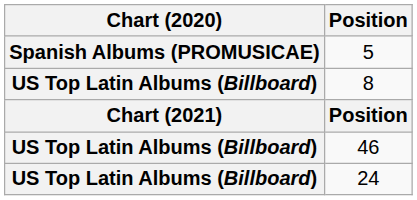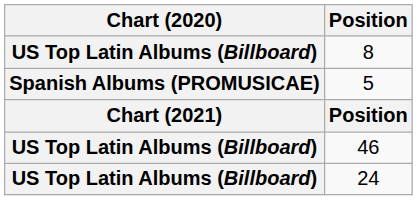rows swapped: (368, 52) <-> (368, 83)
